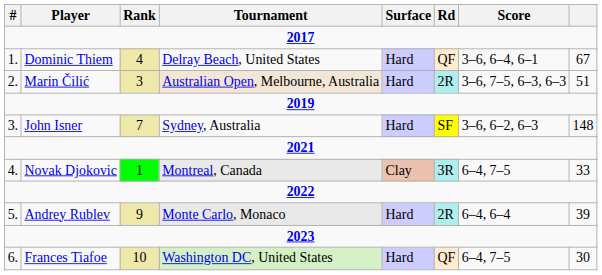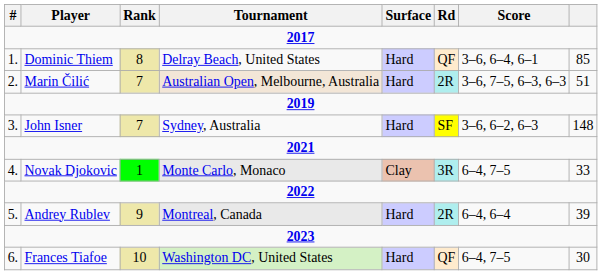(140, 59) 4 -> (140, 59) 8
(583, 59) 67 -> (583, 59) 85
(140, 81) 3 -> (140, 81) 7
(212, 170) Montreal, Canada -> (224, 170) Monte Carlo, Monaco
(224, 214) Monte Carlo, Monaco -> (212, 214) Montreal, Canada
